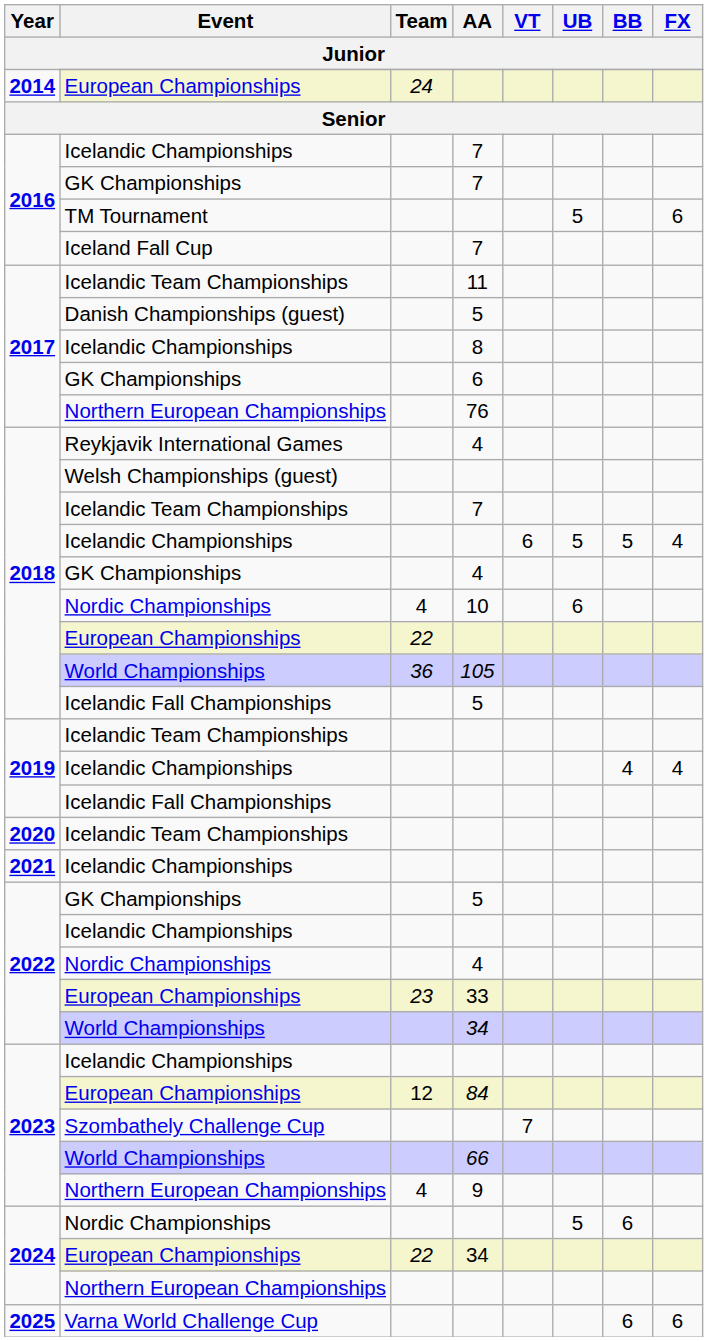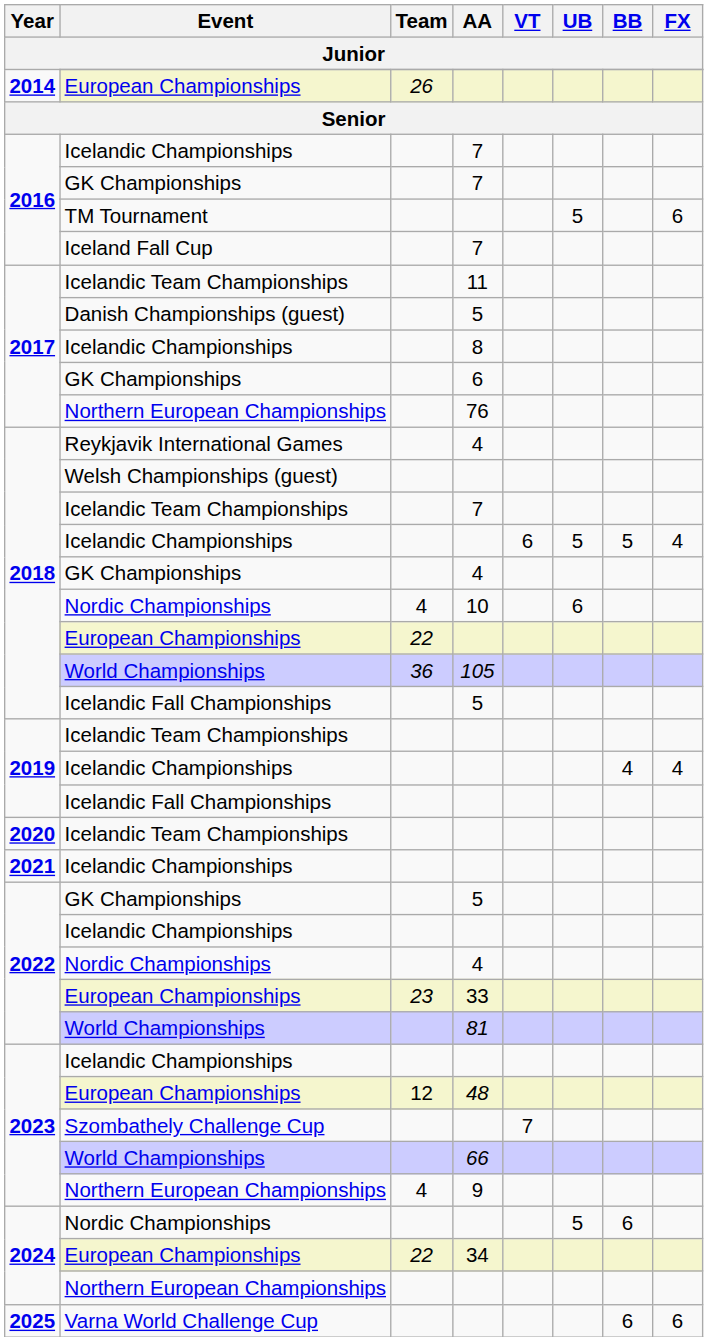(422, 86) 24 -> (422, 86) 26
(477, 1028) 34 -> (477, 1028) 81
(477, 1093) 84 -> (477, 1093) 48
